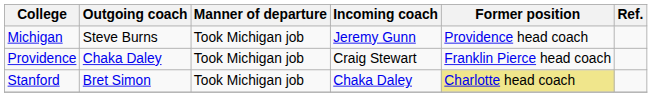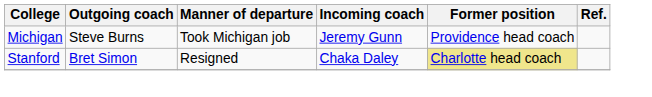- row: (42, 59)
(249, 80) Took Michigan job -> (209, 59) Resigned
